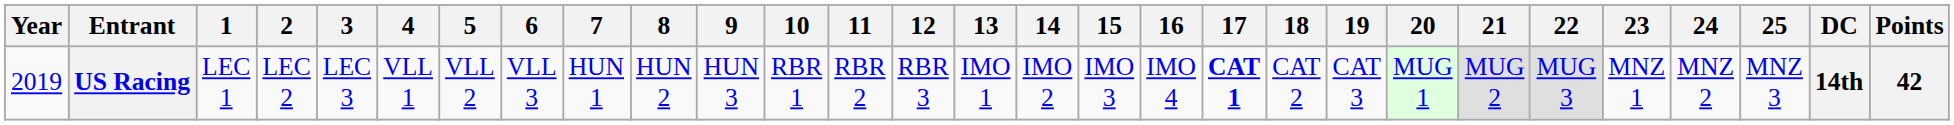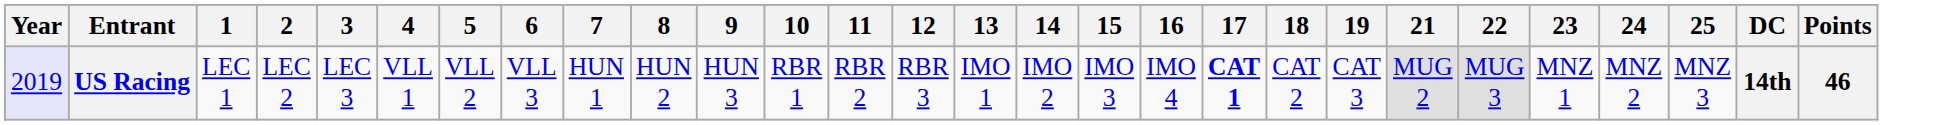- column: (1423, 25)
(37, 82) no background -> (37, 82) lavender background
(1909, 82) 42 -> (1838, 82) 46
